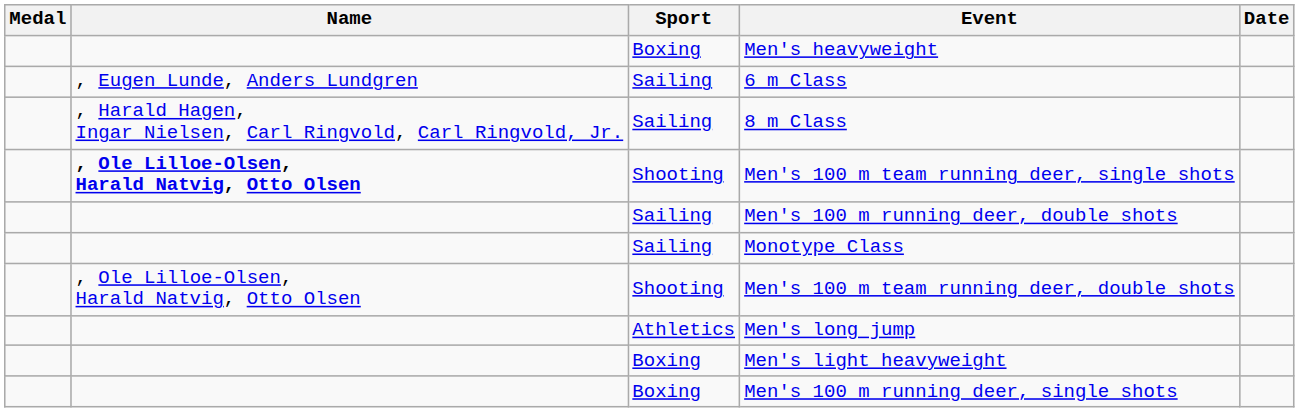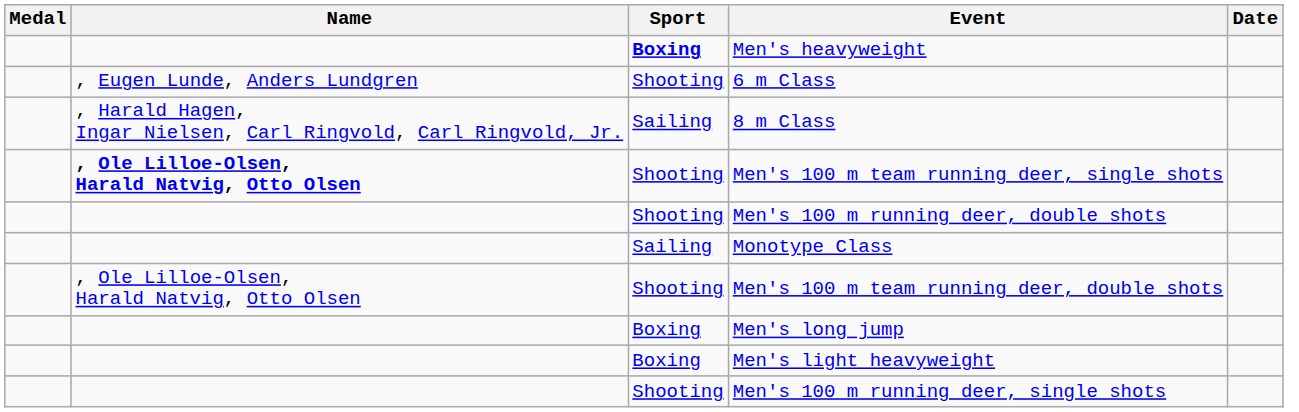(667, 51) normal -> (667, 51) bold
(672, 82) Sailing -> (678, 82) Shooting
(672, 217) Sailing -> (678, 217) Shooting
(684, 331) Athletics -> (667, 331) Boxing
(667, 392) Boxing -> (678, 392) Shooting
